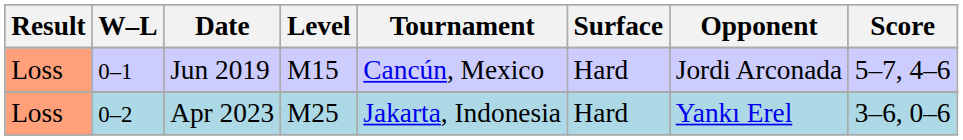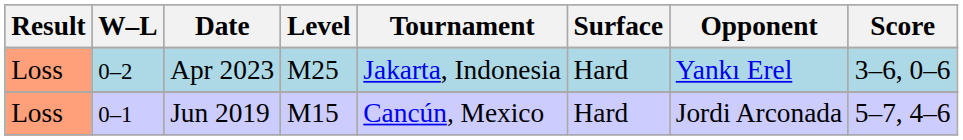rows swapped: (220, 69) <-> (222, 112)
